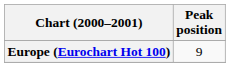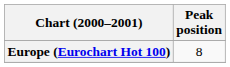(199, 51) 9 -> (199, 51) 8
